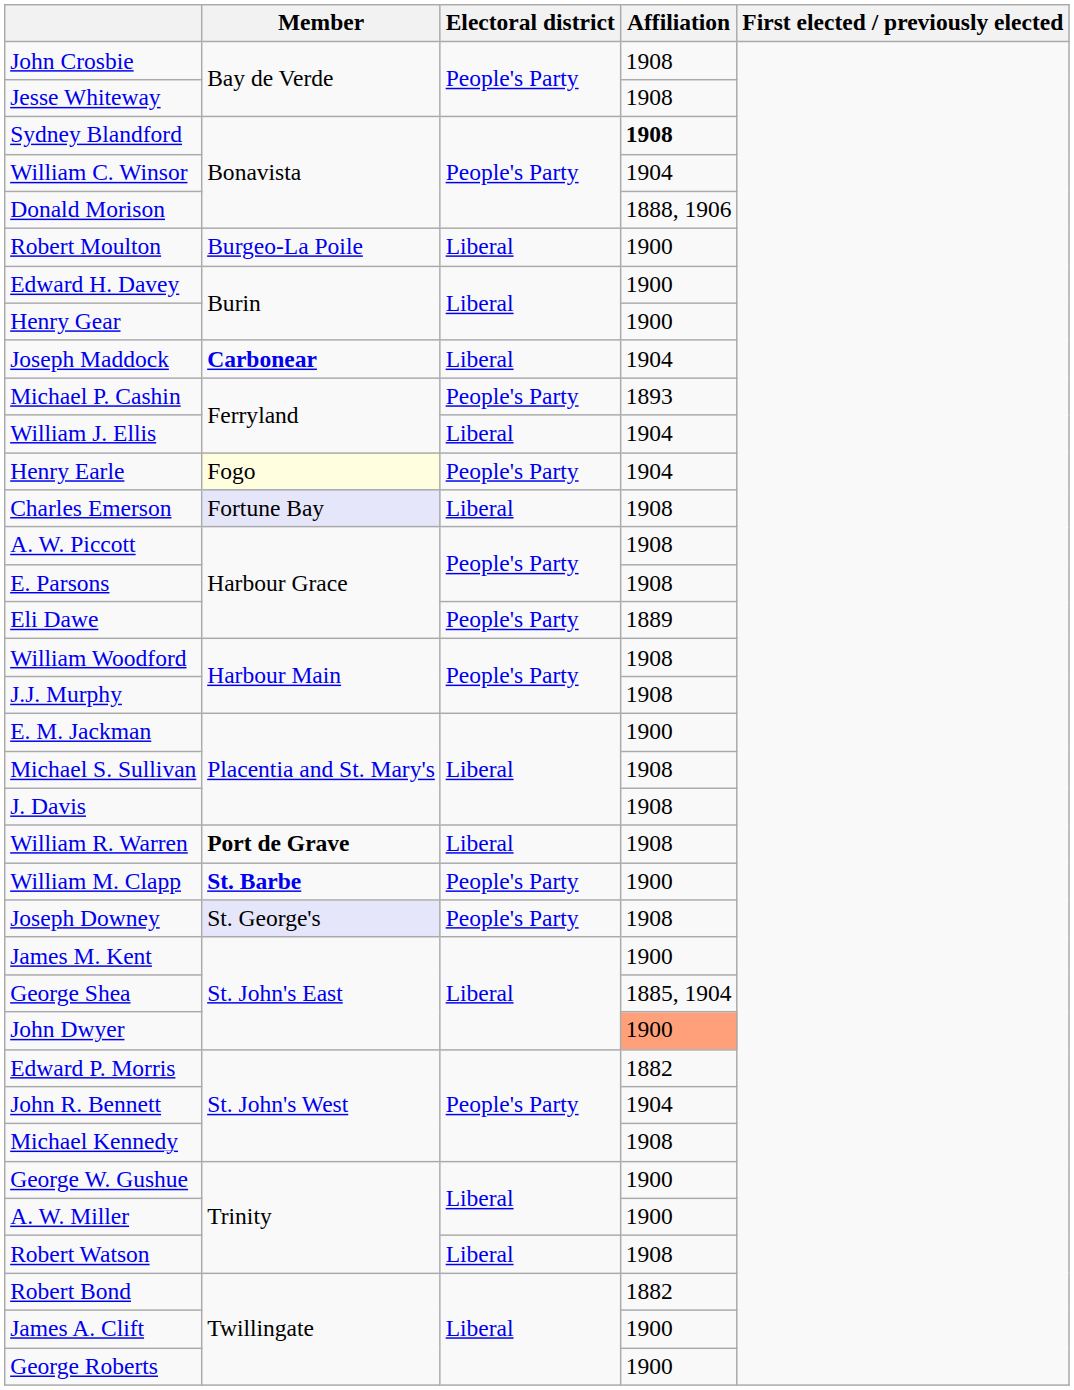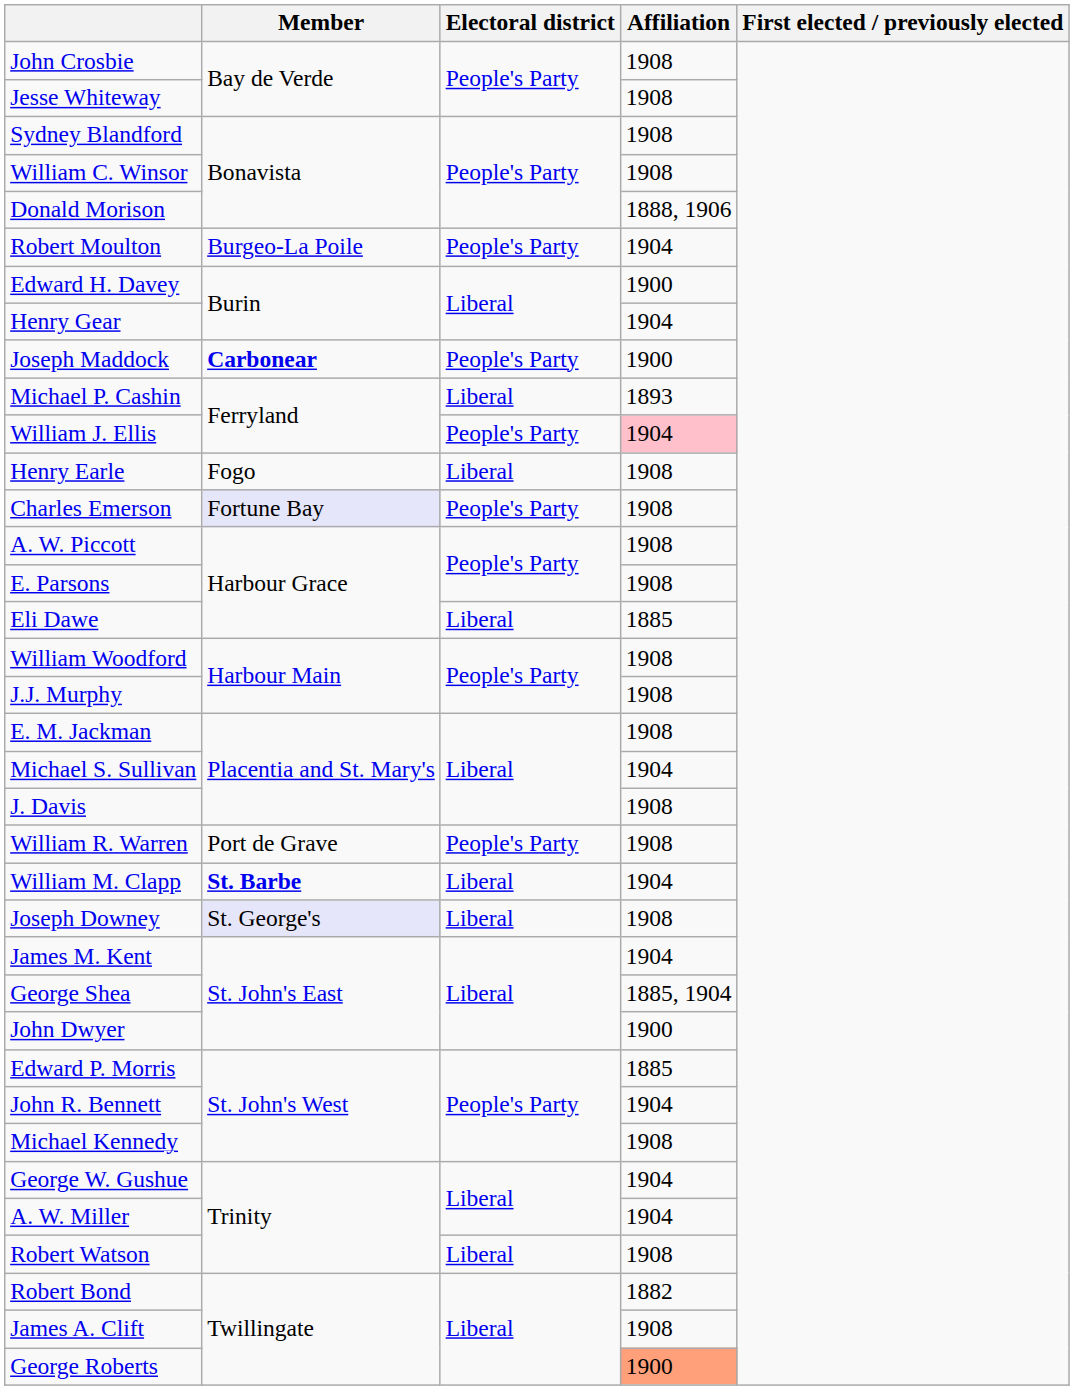(649, 135) bold -> (649, 135) normal
(649, 172) 1904 -> (649, 172) 1908
(480, 246) Liberal -> (512, 246) People's Party
(649, 246) 1900 -> (649, 246) 1904
(649, 321) 1900 -> (649, 321) 1904
(480, 358) Liberal -> (512, 358) People's Party
(649, 358) 1904 -> (649, 358) 1900
(512, 396) People's Party -> (480, 396) Liberal
(480, 433) Liberal -> (512, 433) People's Party
(649, 433) no background -> (649, 433) pink background
(231, 470) lightyellow background -> (231, 470) no background
(512, 470) People's Party -> (480, 470) Liberal
(649, 470) 1904 -> (649, 470) 1908
(480, 508) Liberal -> (512, 508) People's Party
(512, 619) People's Party -> (480, 619) Liberal
(649, 619) 1889 -> (649, 619) 1885
(649, 731) 1900 -> (649, 731) 1908
(649, 769) 1908 -> (649, 769) 1904
(278, 843) bold -> (272, 843) normal
(480, 843) Liberal -> (512, 843) People's Party
(512, 881) People's Party -> (480, 881) Liberal
(649, 881) 1900 -> (649, 881) 1904
(512, 918) People's Party -> (480, 918) Liberal
(649, 955) 1900 -> (649, 955) 1904
(649, 1030) lightsalmon background -> (649, 1030) no background
(649, 1067) 1882 -> (649, 1067) 1885
(649, 1179) 1900 -> (649, 1179) 1904
(649, 1216) 1900 -> (649, 1216) 1904
(649, 1328) 1900 -> (649, 1328) 1908
(649, 1365) no background -> (649, 1365) lightsalmon background
